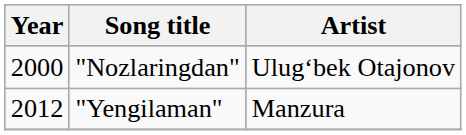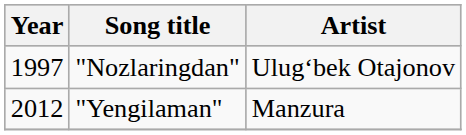(37, 66) 2000 -> (37, 66) 1997
